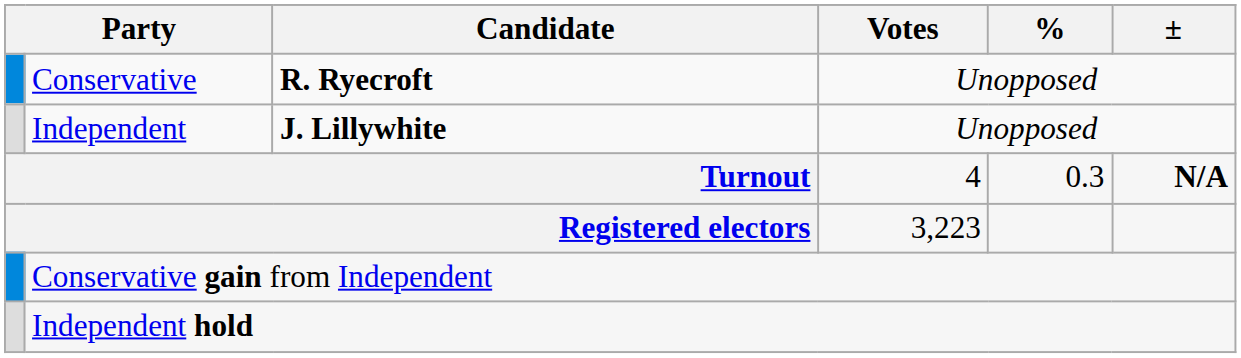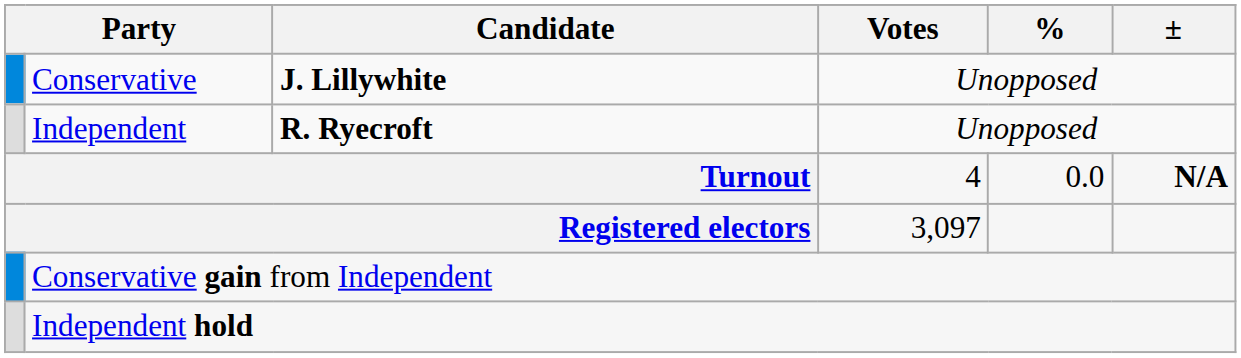(356, 78) R. Ryecroft -> (363, 78) J. Lillywhite
(363, 128) J. Lillywhite -> (356, 128) R. Ryecroft
(1085, 177) 0.3 -> (1085, 177) 0.0
(946, 227) 3,223 -> (946, 227) 3,097
